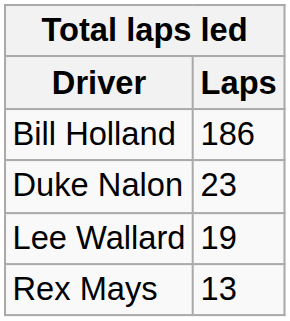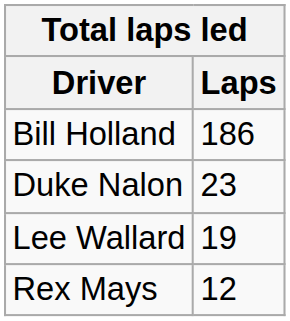(219, 289) 13 -> (219, 289) 12
